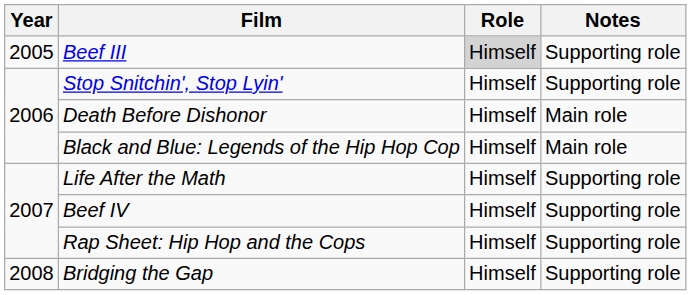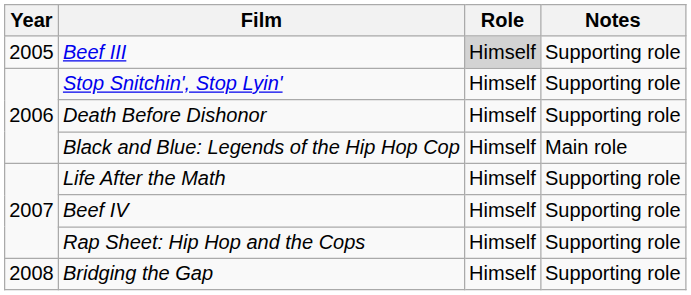(586, 115) Main role -> (613, 115) Supporting role
